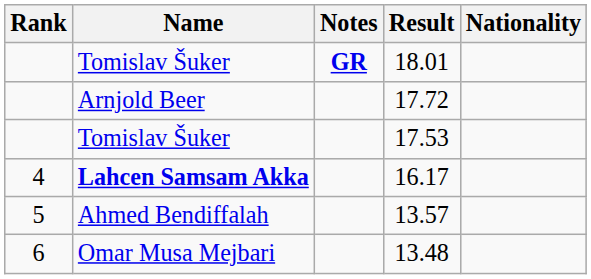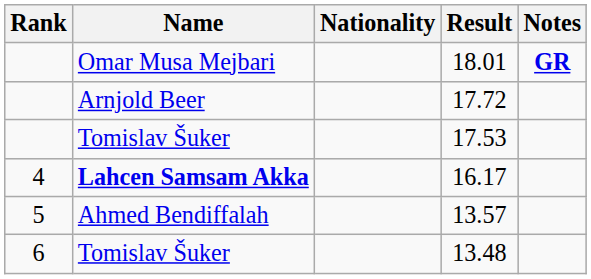columns swapped: (523, 23) <-> (349, 23)
(154, 61) Tomislav Šuker -> (177, 61) Omar Musa Mejbari
(177, 253) Omar Musa Mejbari -> (154, 253) Tomislav Šuker
